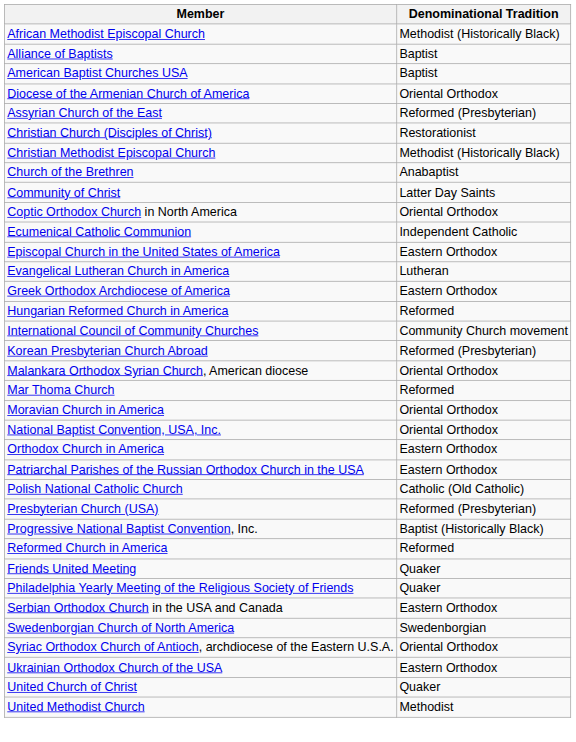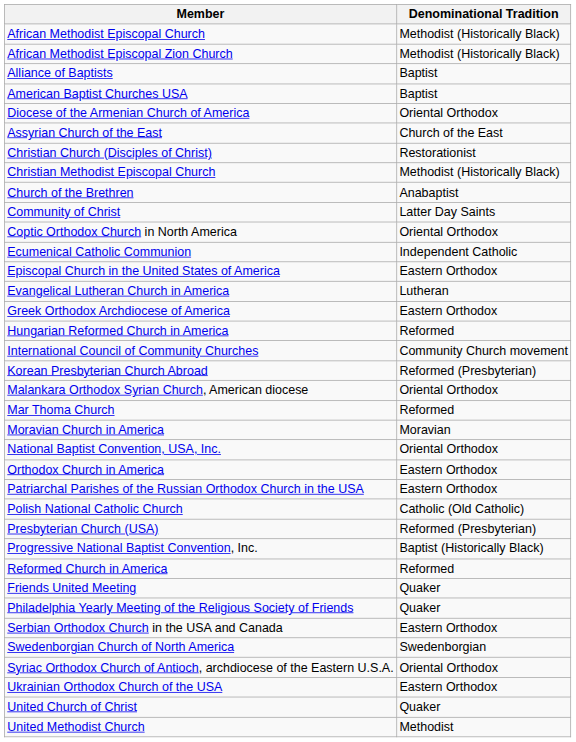+ row: (120, 53)
(468, 113) Reformed (Presbyterian) -> (451, 133) Church of the East
(449, 410) Oriental Orthodox -> (425, 430) Moravian
